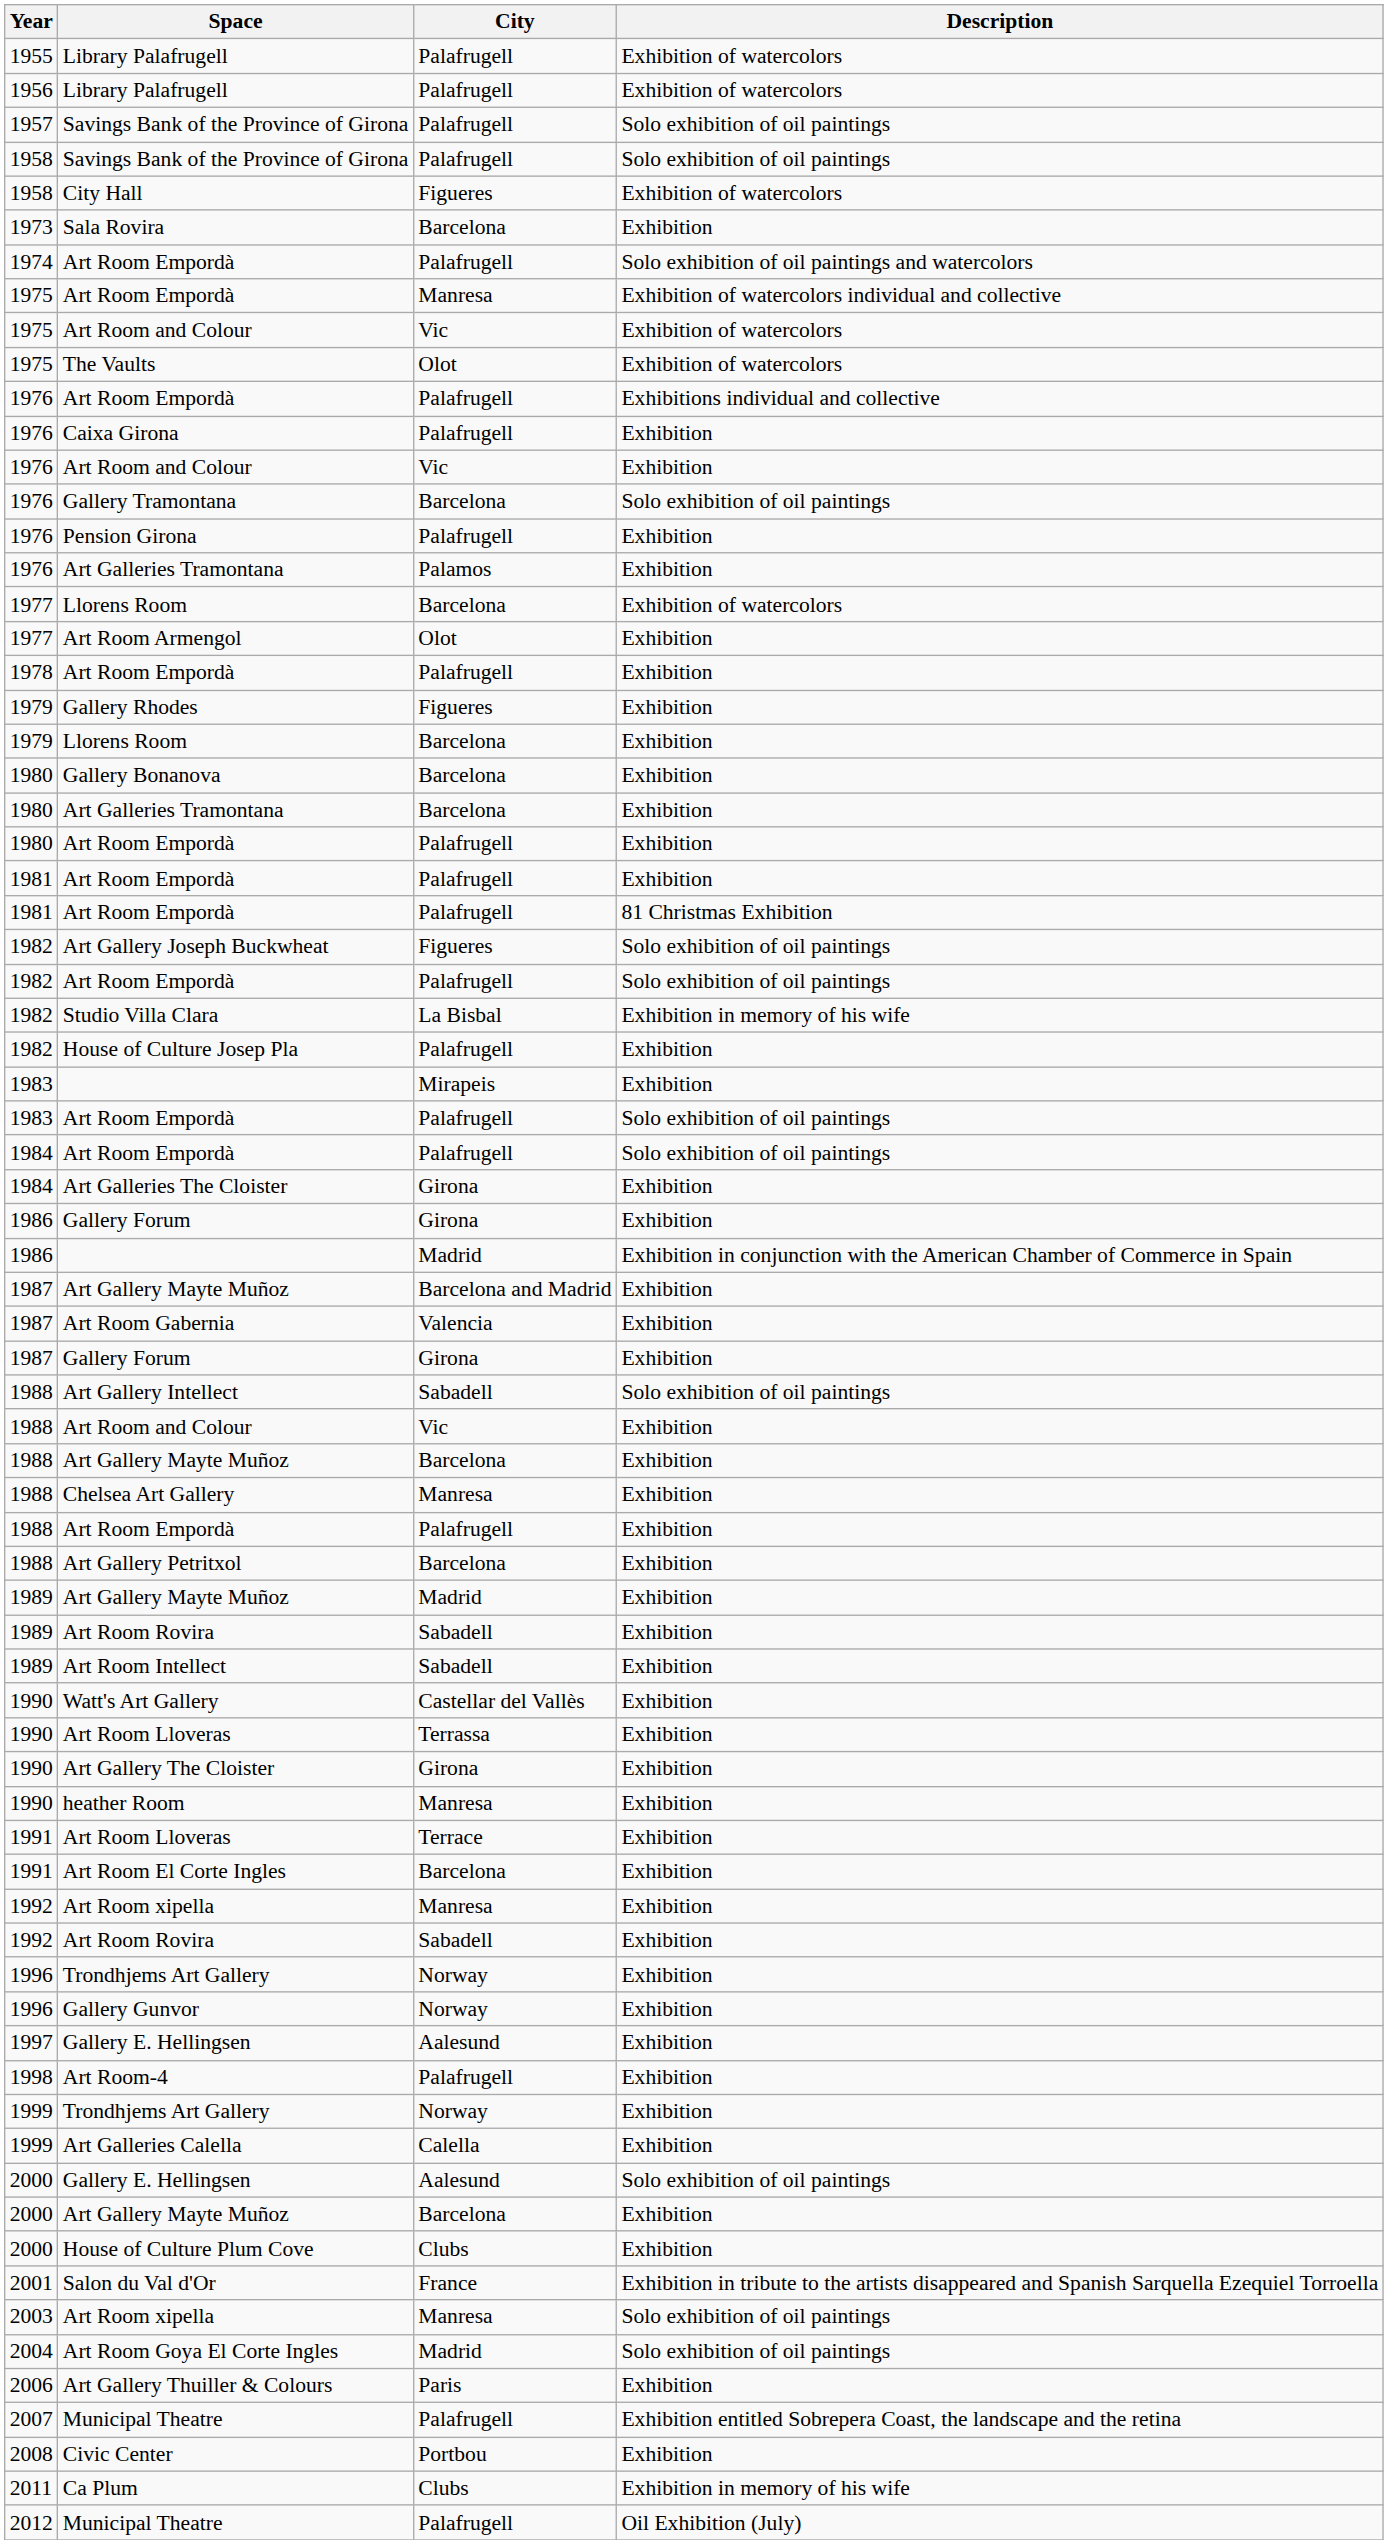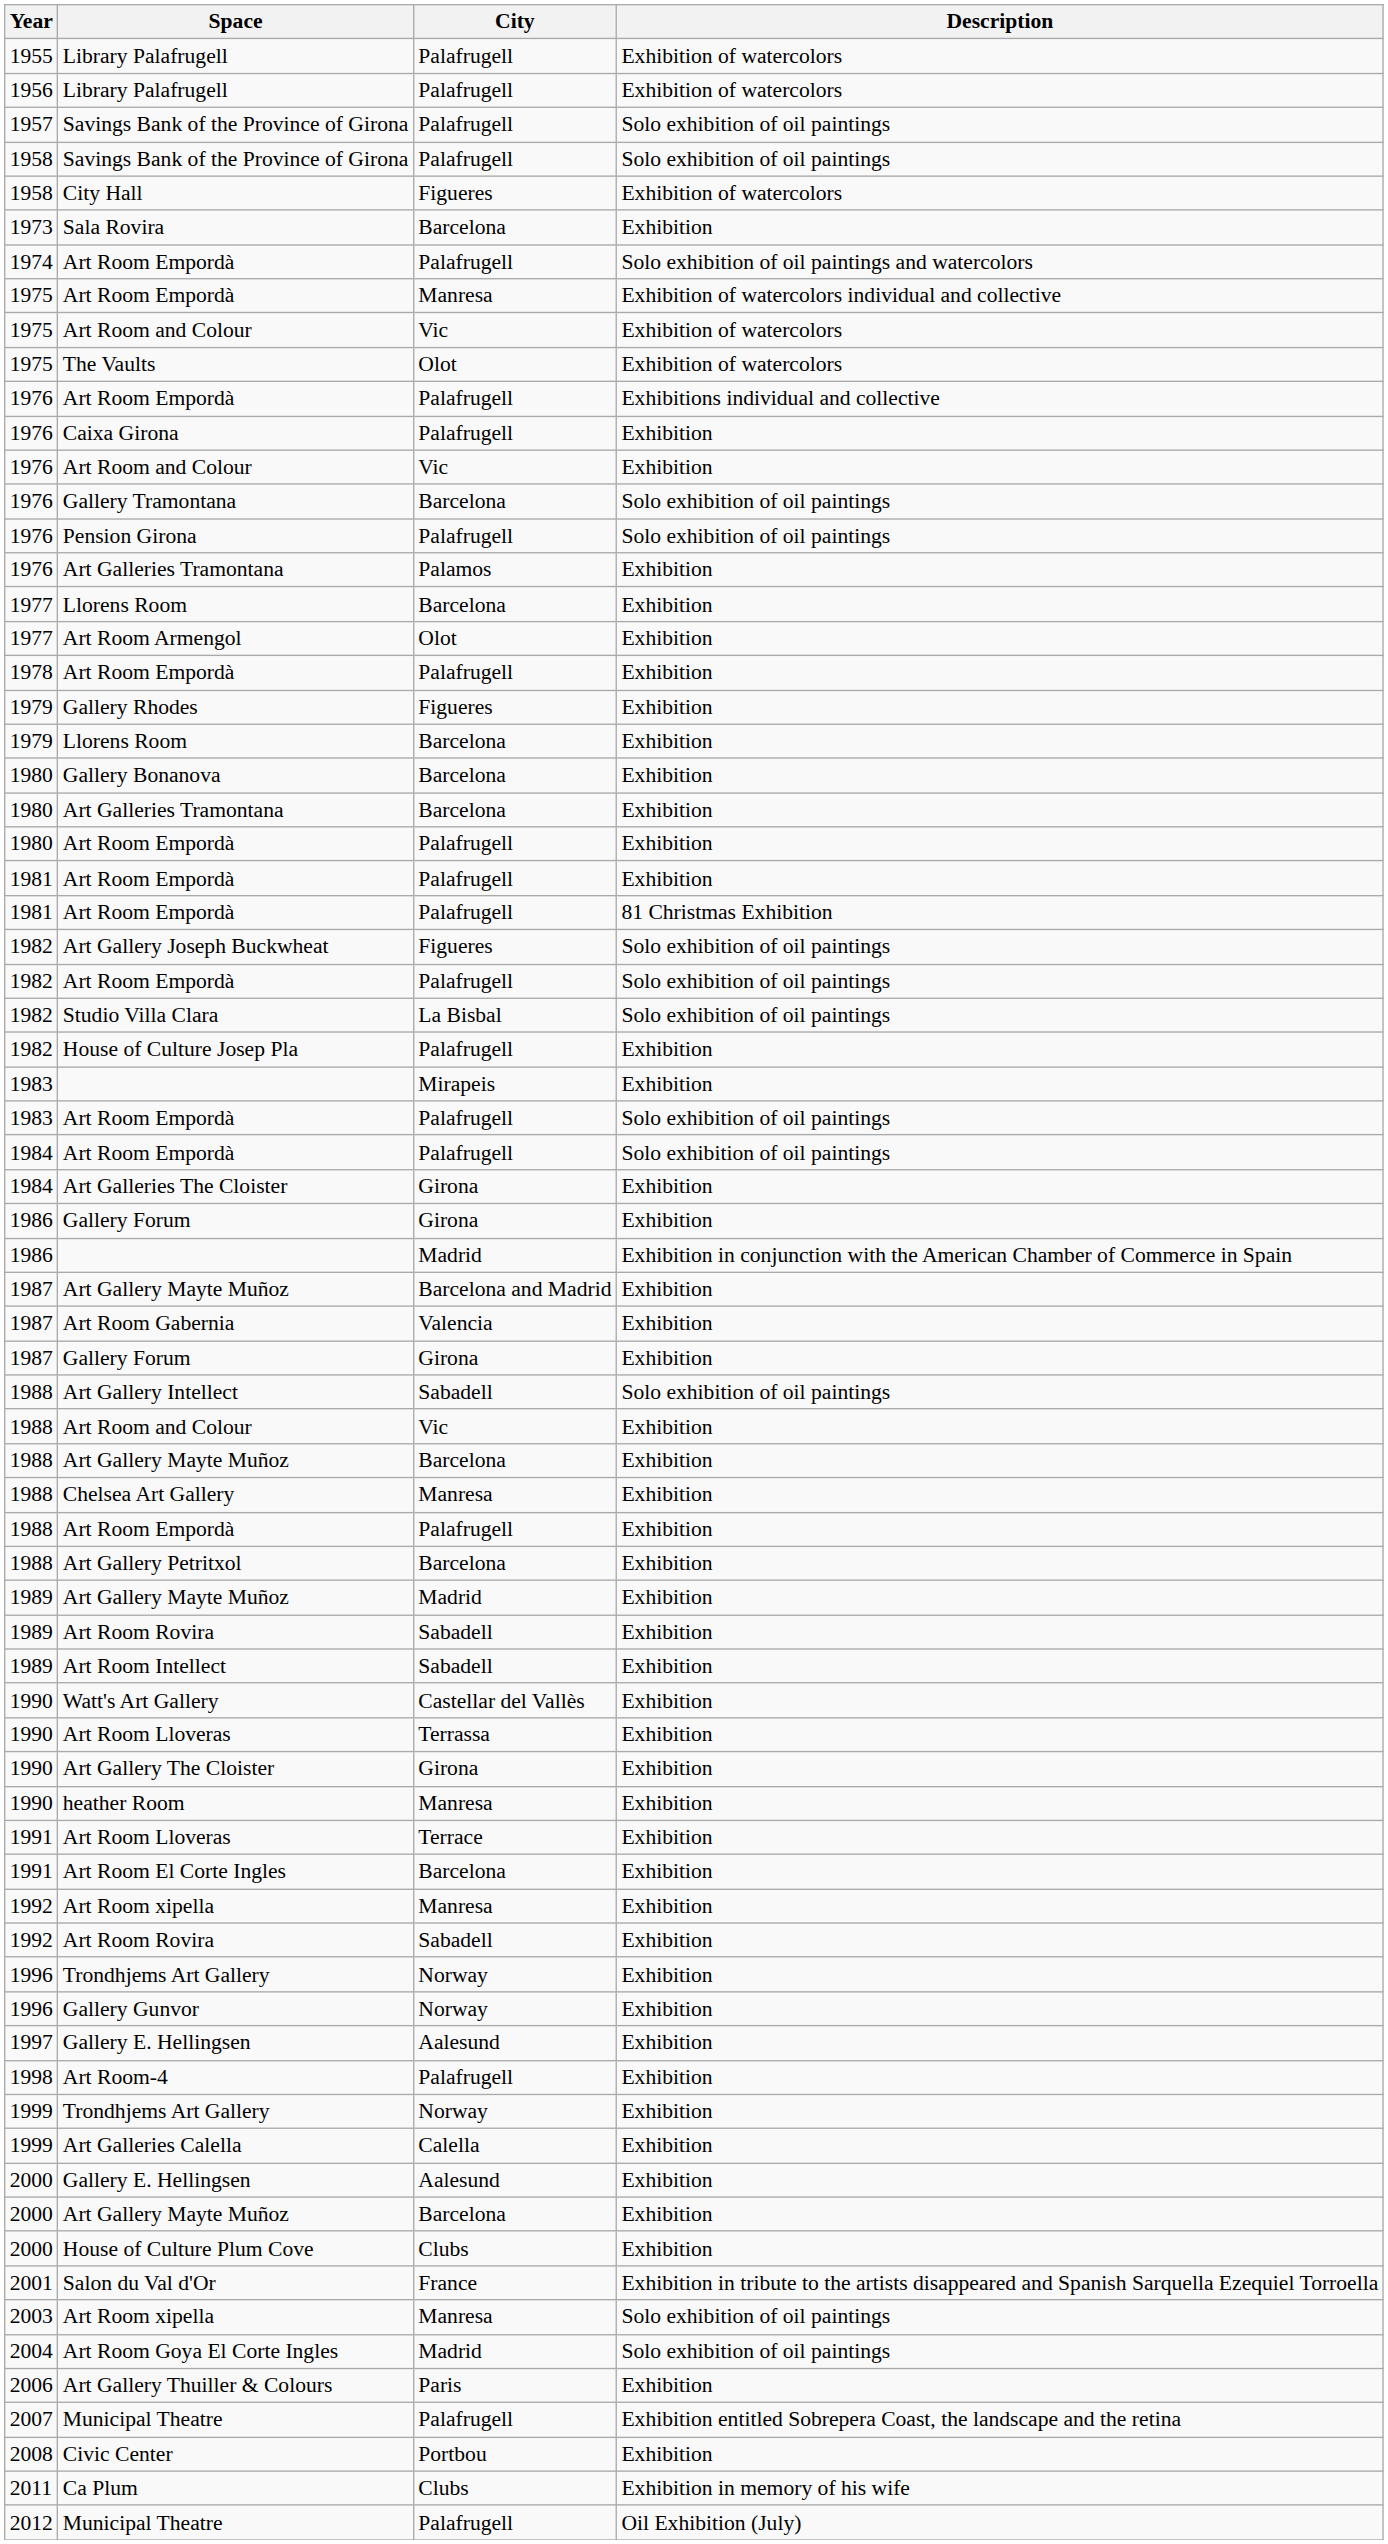(667, 535) Exhibition -> (756, 535) Solo exhibition of oil paintings
(732, 603) Exhibition of watercolors -> (667, 603) Exhibition
(766, 1015) Exhibition in memory of his wife -> (756, 1015) Solo exhibition of oil paintings
(756, 2179) Solo exhibition of oil paintings -> (667, 2179) Exhibition
